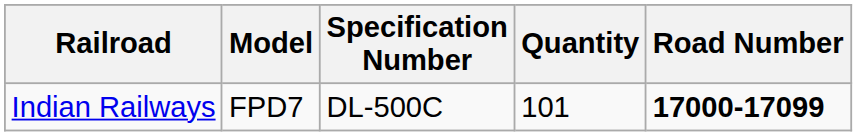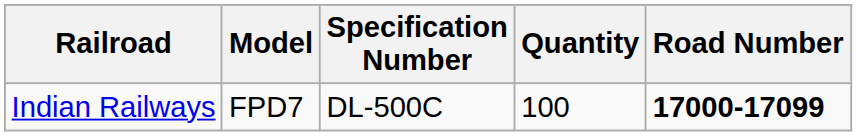(545, 106) 101 -> (545, 106) 100
